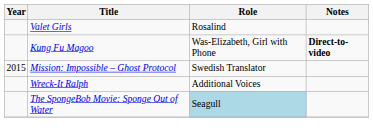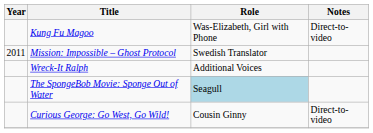- row: (51, 27)
(328, 47) bold -> (329, 32) normal
(16, 68) 2015 -> (16, 53) 2011
+ row: (100, 115)
